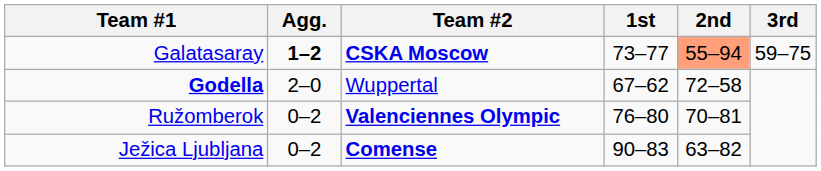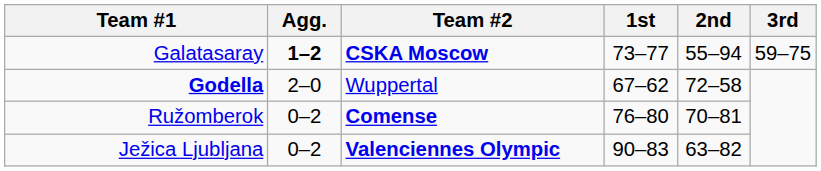(714, 52) lightsalmon background -> (714, 52) no background
(453, 117) Valenciennes Olympic -> (391, 117) Comense
(391, 149) Comense -> (453, 149) Valenciennes Olympic
